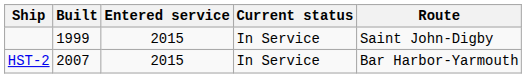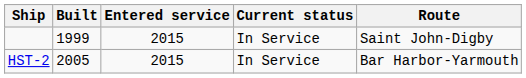(73, 61) 2007 -> (73, 61) 2005
